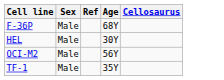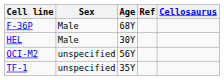columns swapped: (111, 11) <-> (91, 11)
(68, 54) Male -> (87, 54) unspecified
(68, 68) Male -> (87, 68) unspecified
